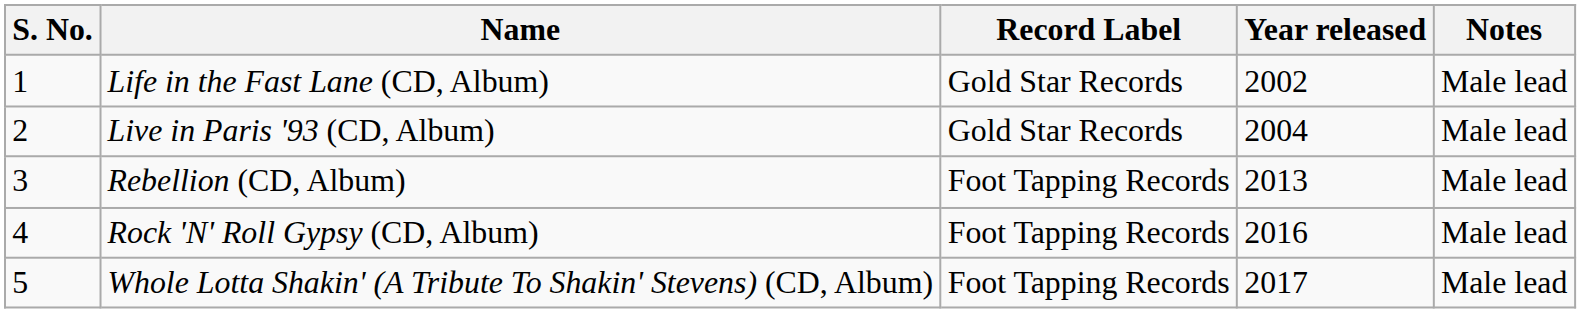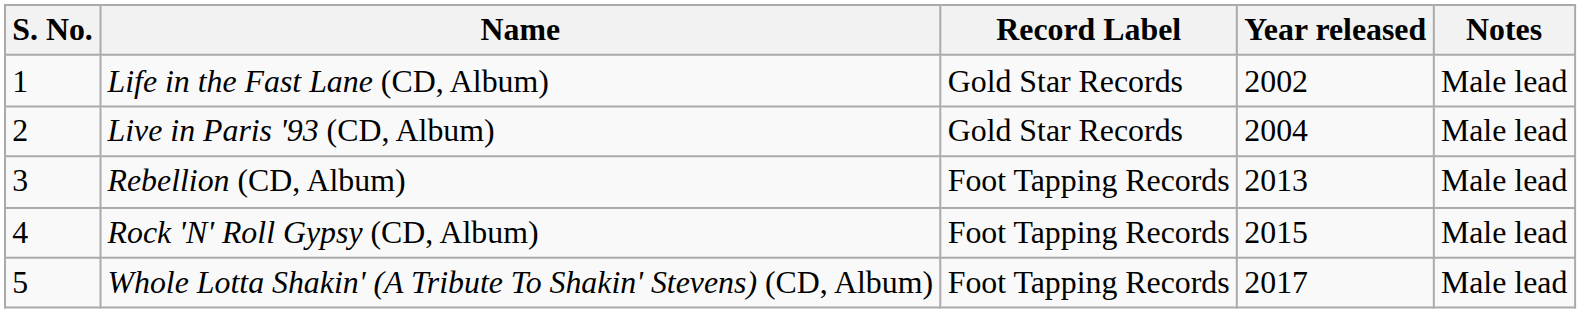(1276, 231) 2016 -> (1276, 231) 2015
